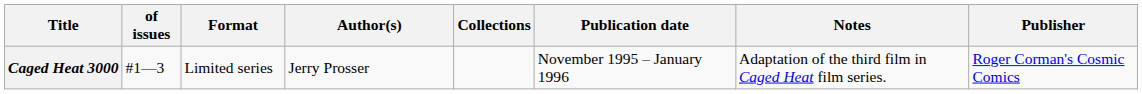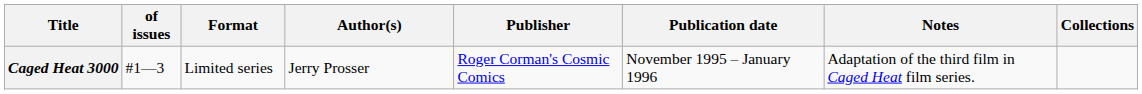columns swapped: (1053, 25) <-> (494, 25)
